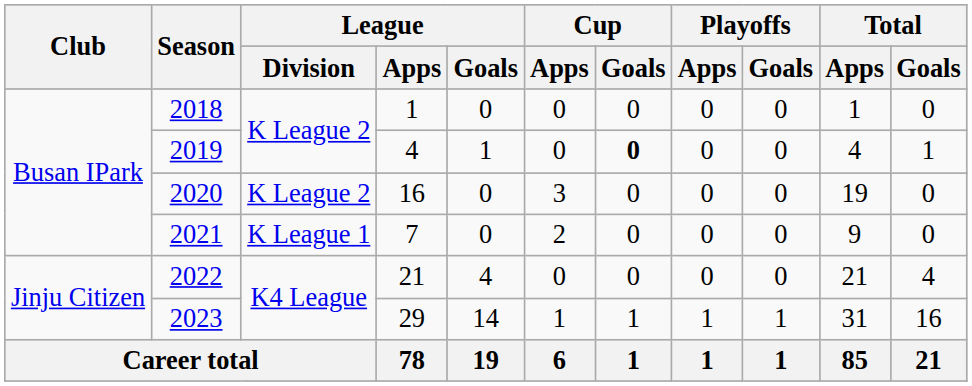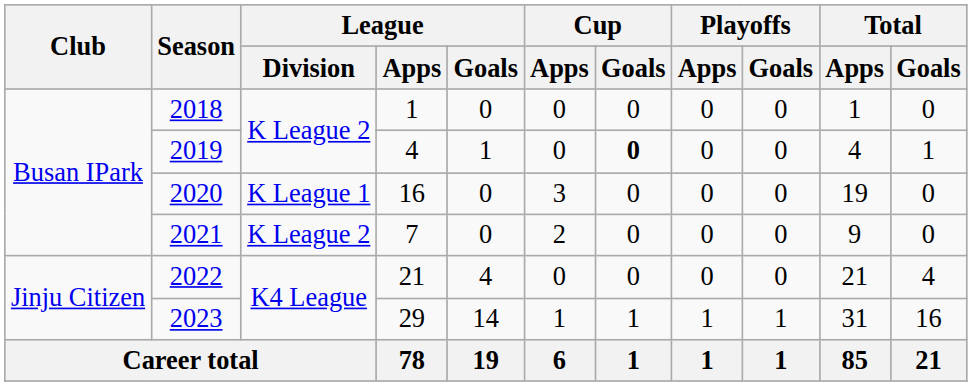(309, 192) K League 2 -> (309, 192) K League 1
(309, 234) K League 1 -> (309, 234) K League 2
